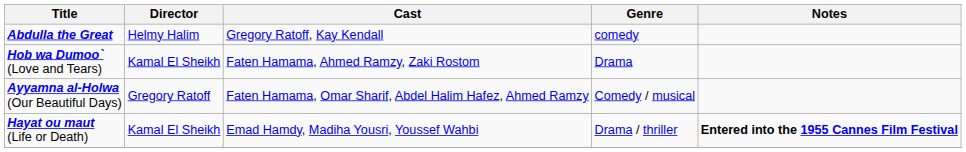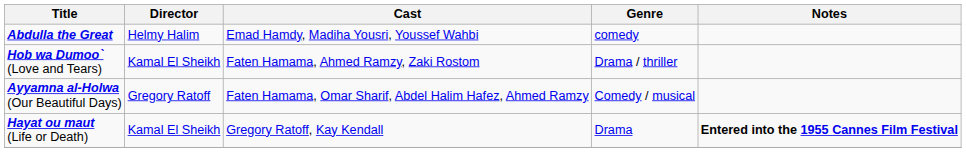(305, 34) Gregory Ratoff, Kay Kendall -> (352, 34) Emad Hamdy, Madiha Yousri, Youssef Wahbi
(613, 61) Drama -> (636, 61) Drama / thriller
(352, 130) Emad Hamdy, Madiha Yousri, Youssef Wahbi -> (305, 130) Gregory Ratoff, Kay Kendall
(636, 130) Drama / thriller -> (613, 130) Drama
